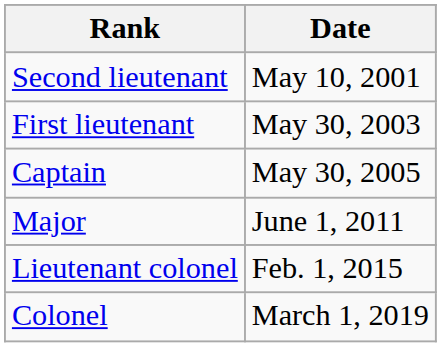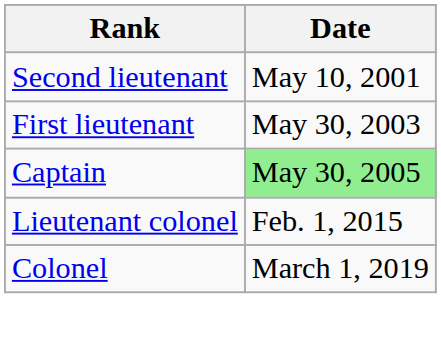(336, 172) no background -> (336, 172) lightgreen background
- row: (49, 220)
